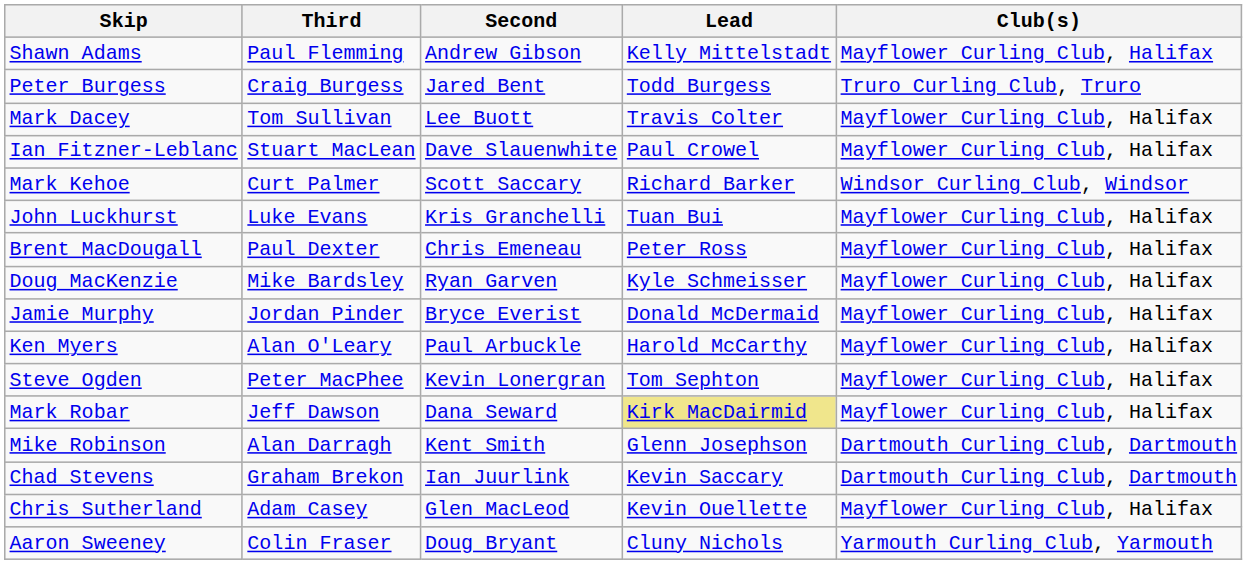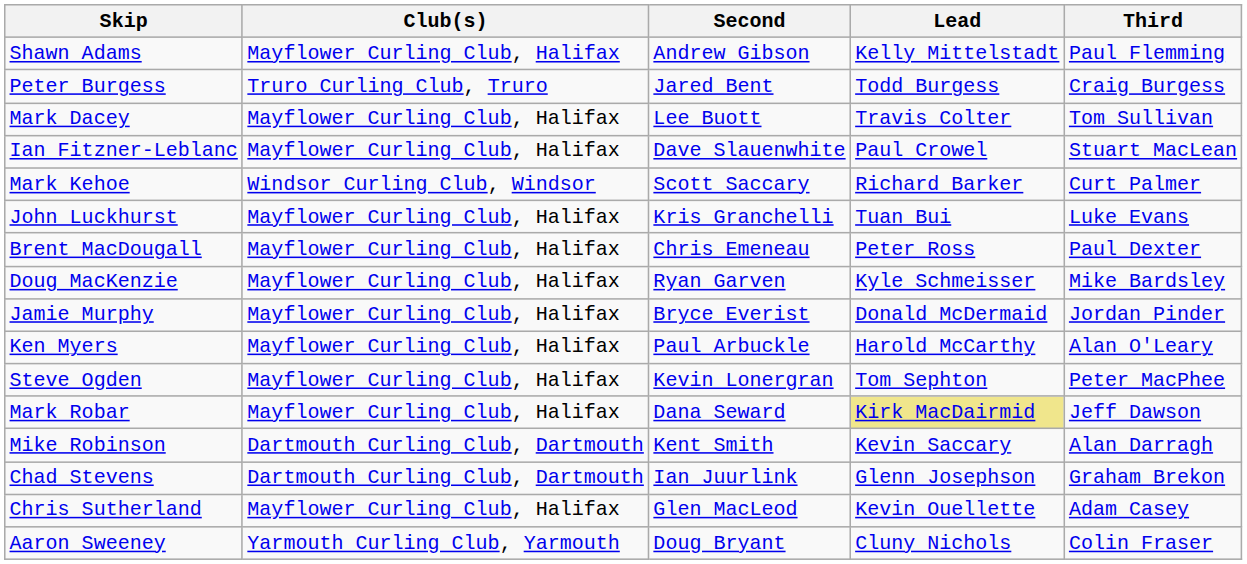columns swapped: (331, 21) <-> (1039, 21)
(717, 445) Glenn Josephson -> (933, 445) Kevin Saccary
(705, 478) Kevin Saccary -> (945, 478) Glenn Josephson
